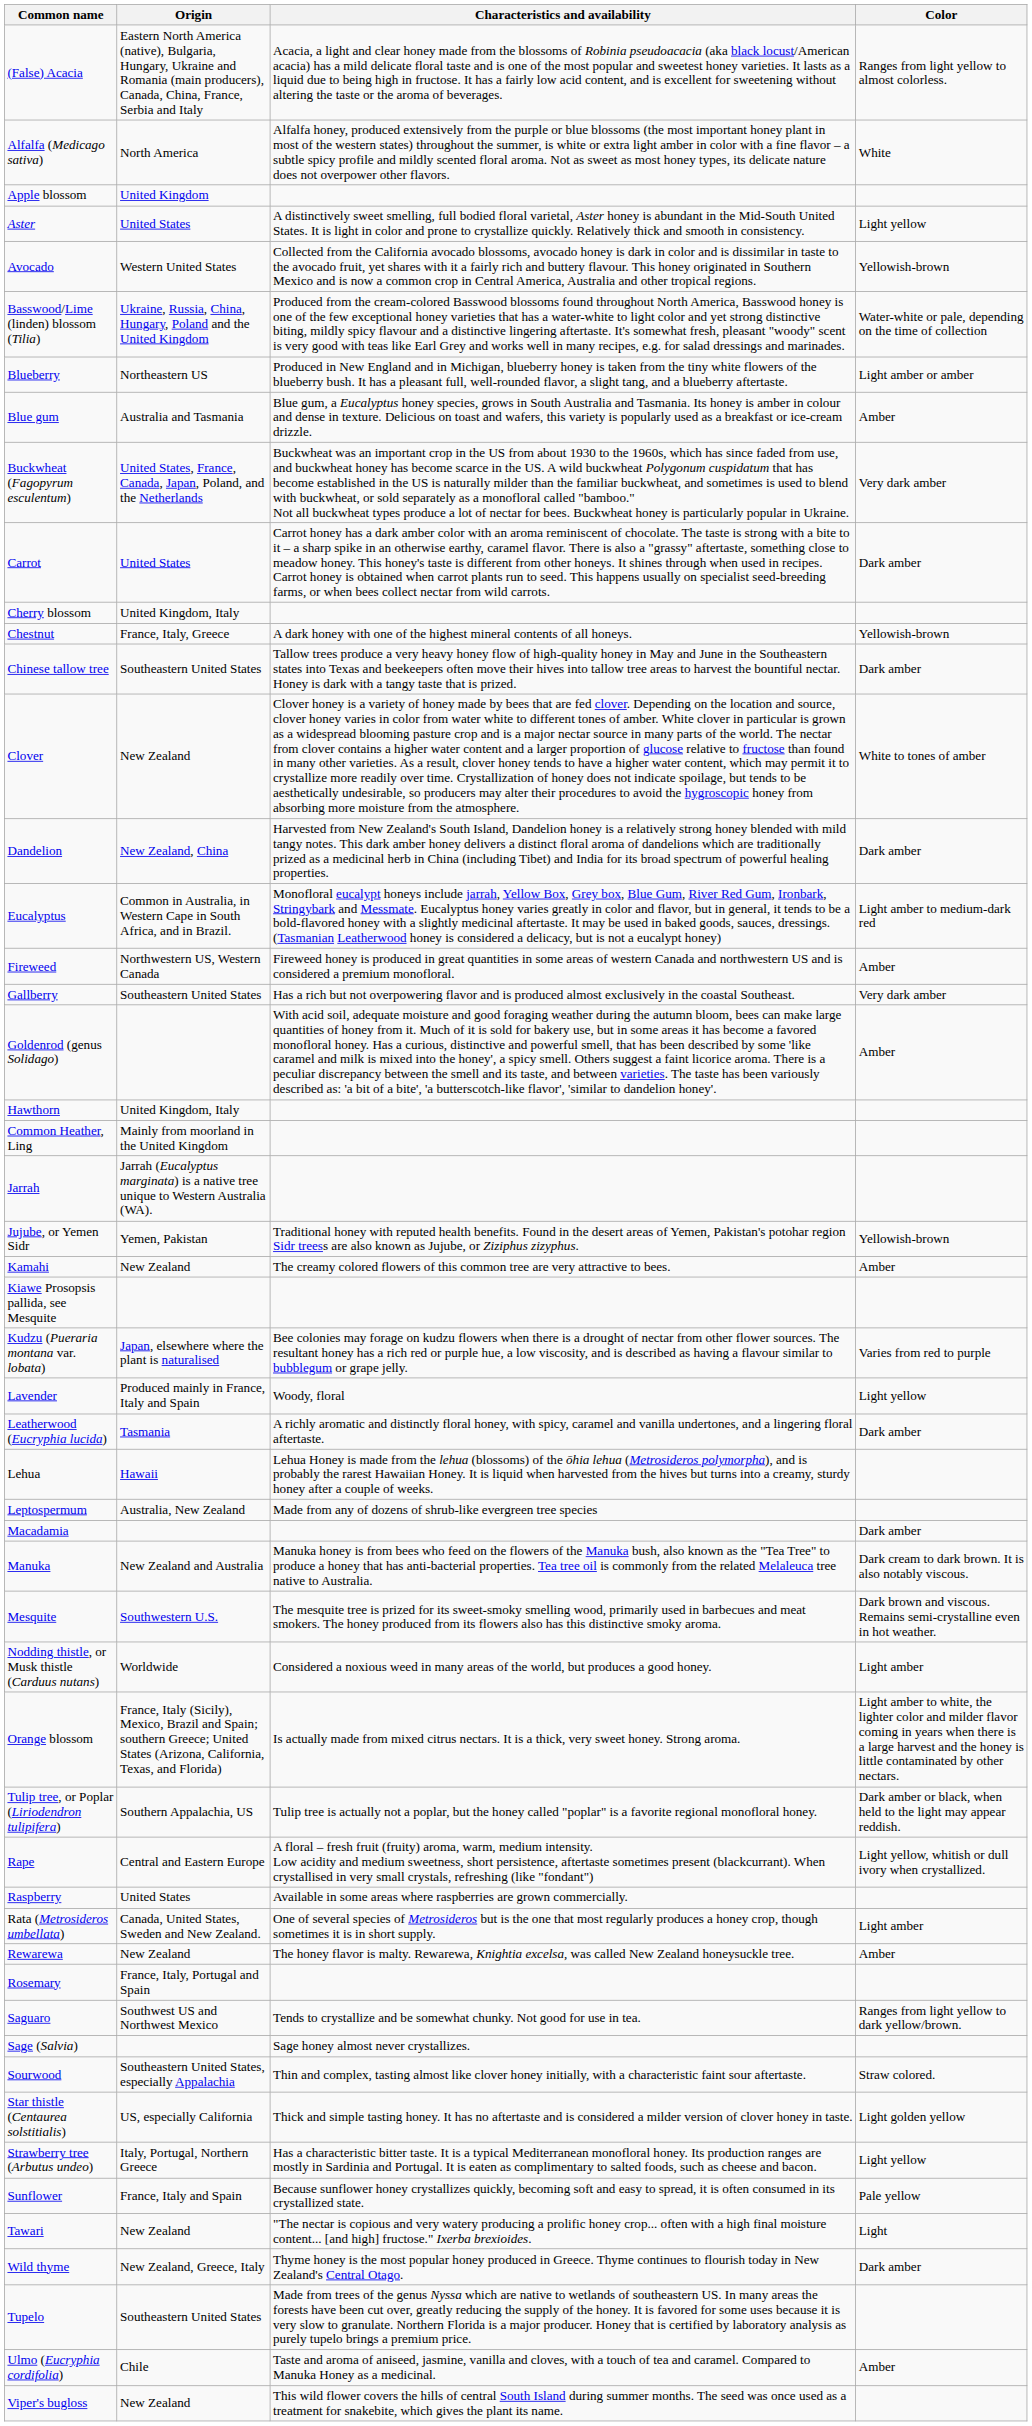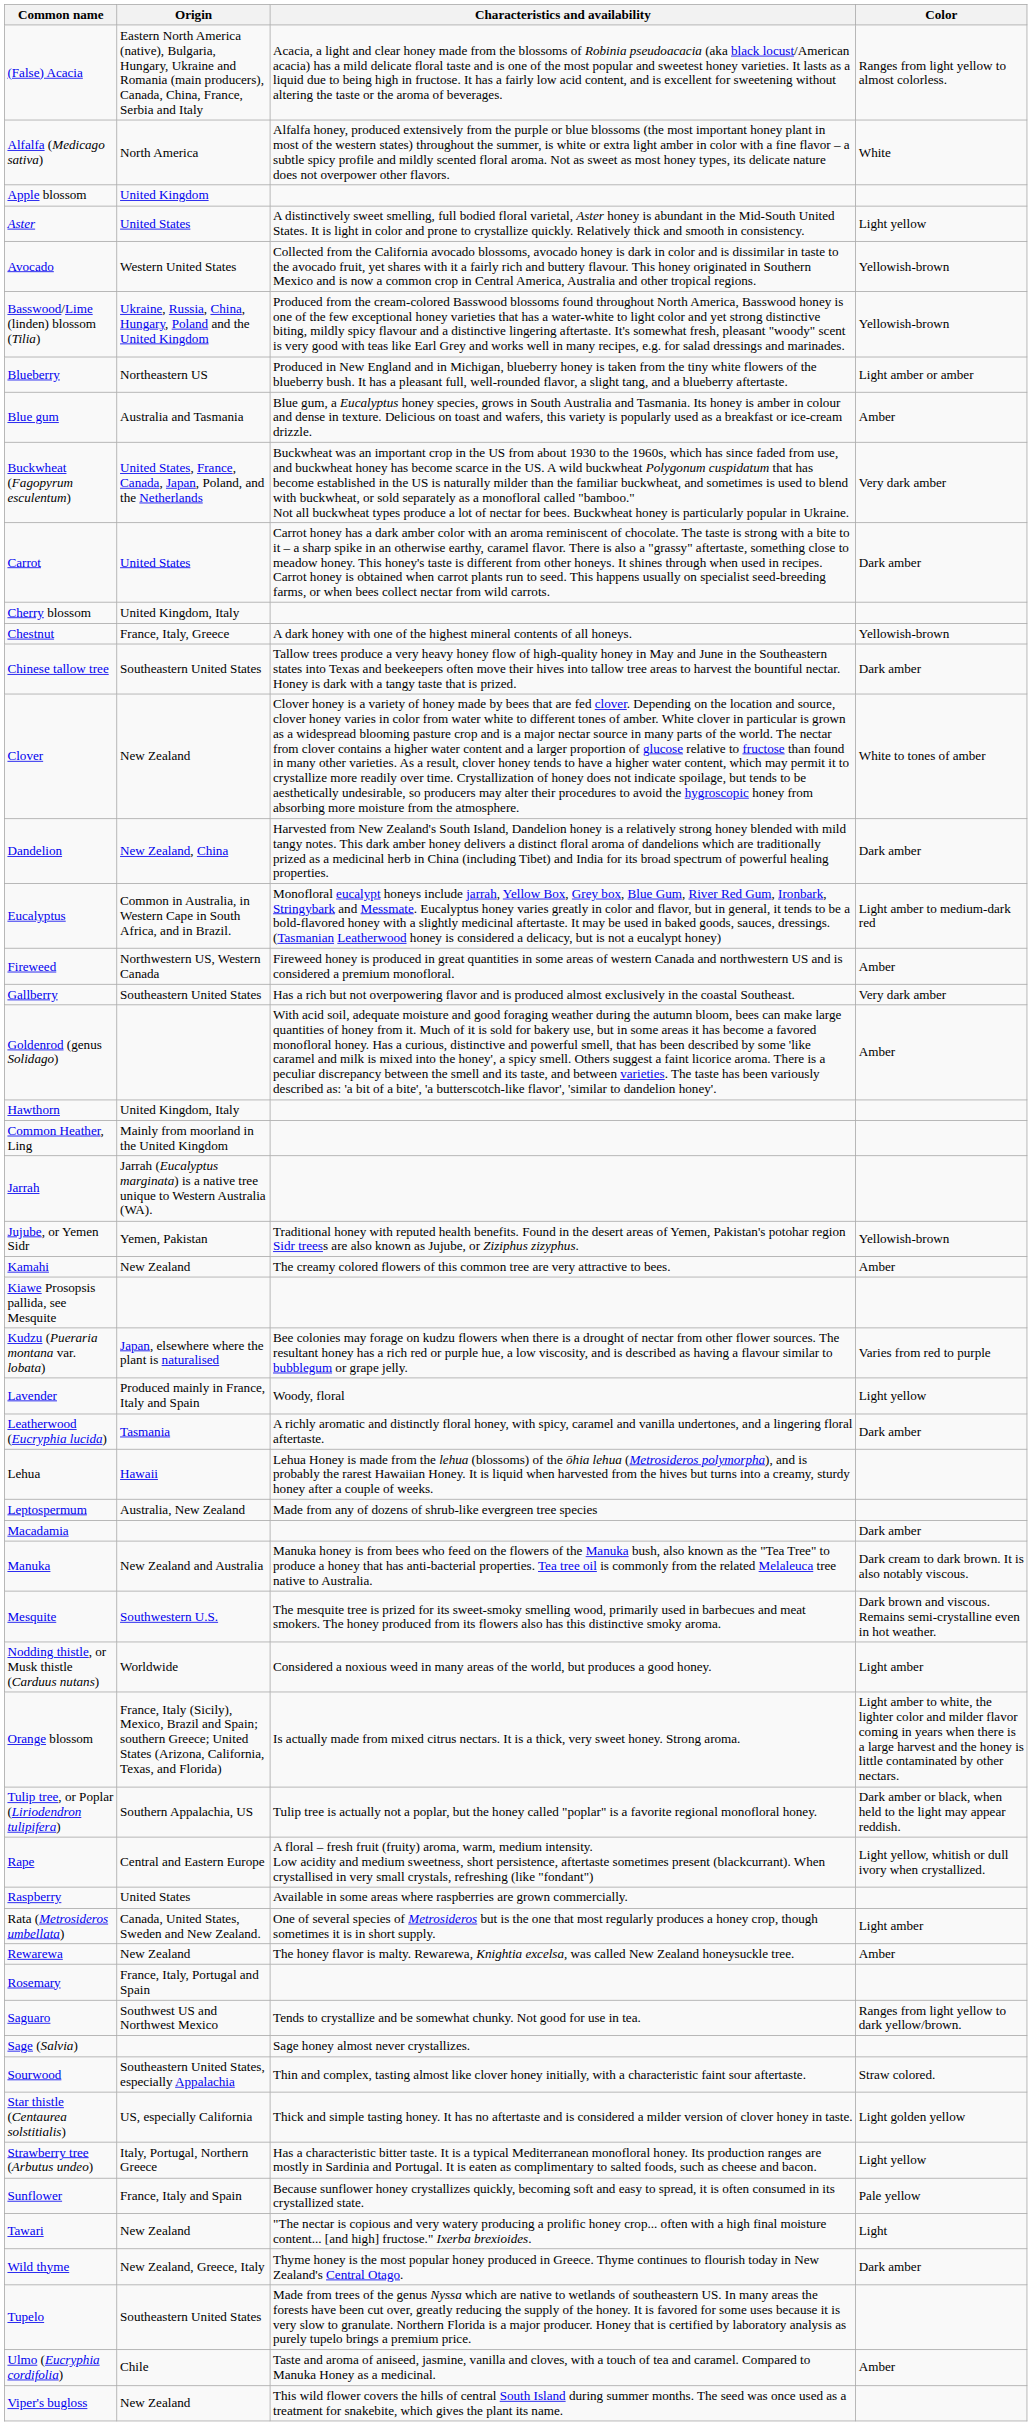(941, 324) Water-white or pale, depending on the time of collection -> (904, 324) Yellowish-brown
